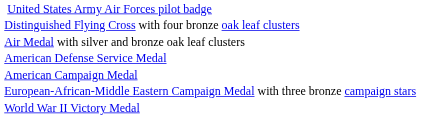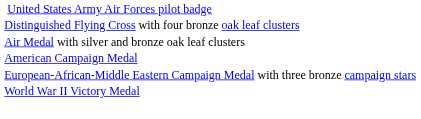- row: (85, 58)
